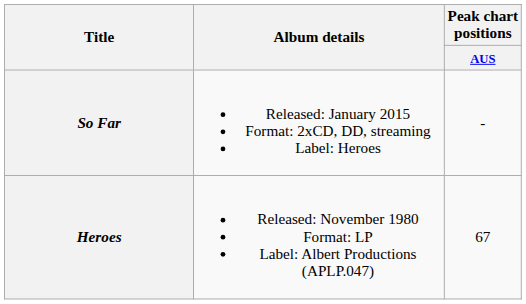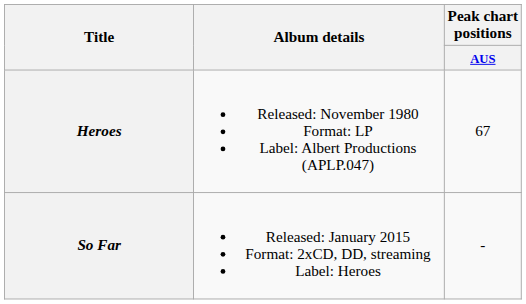rows swapped: (99, 237) <-> (99, 122)
